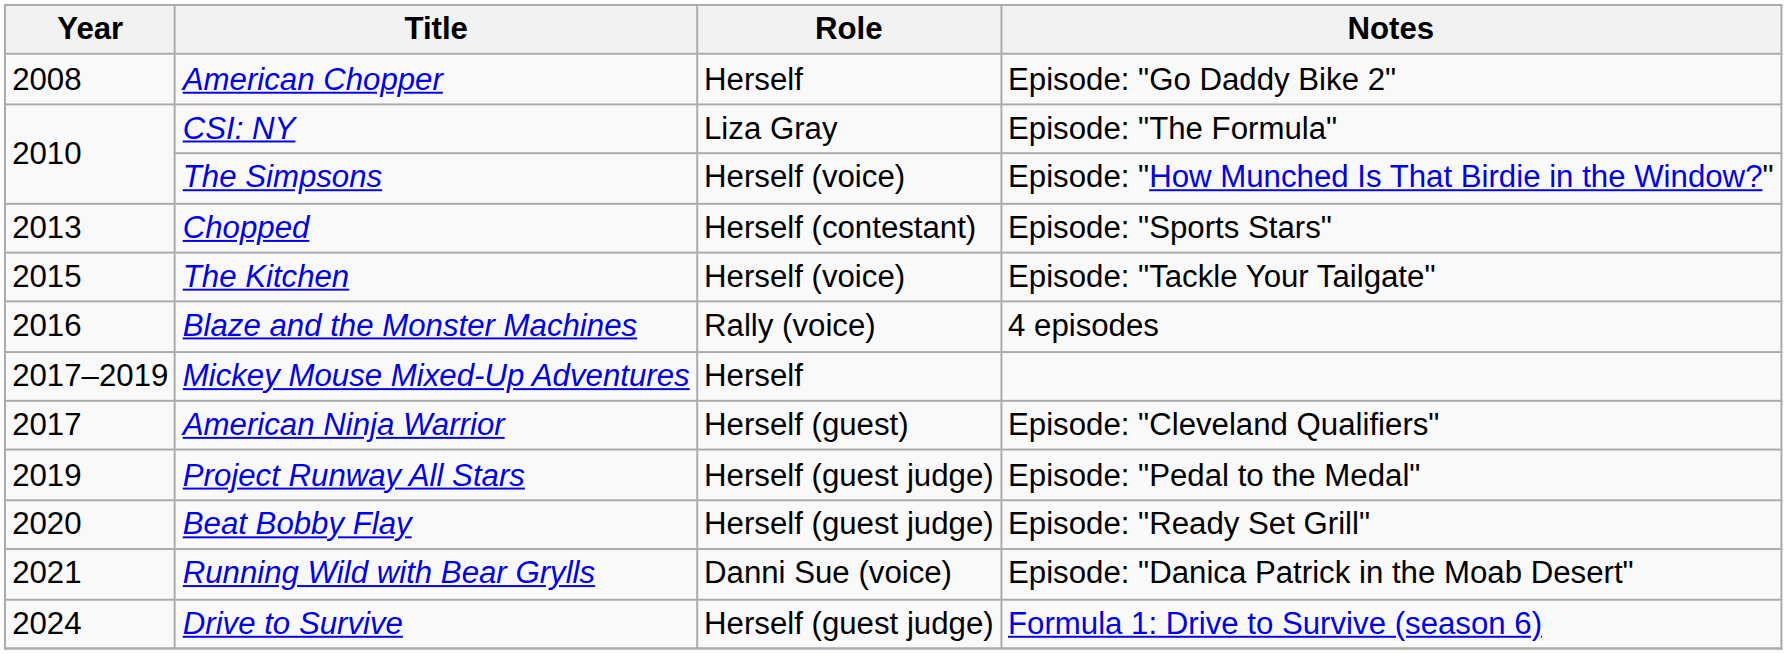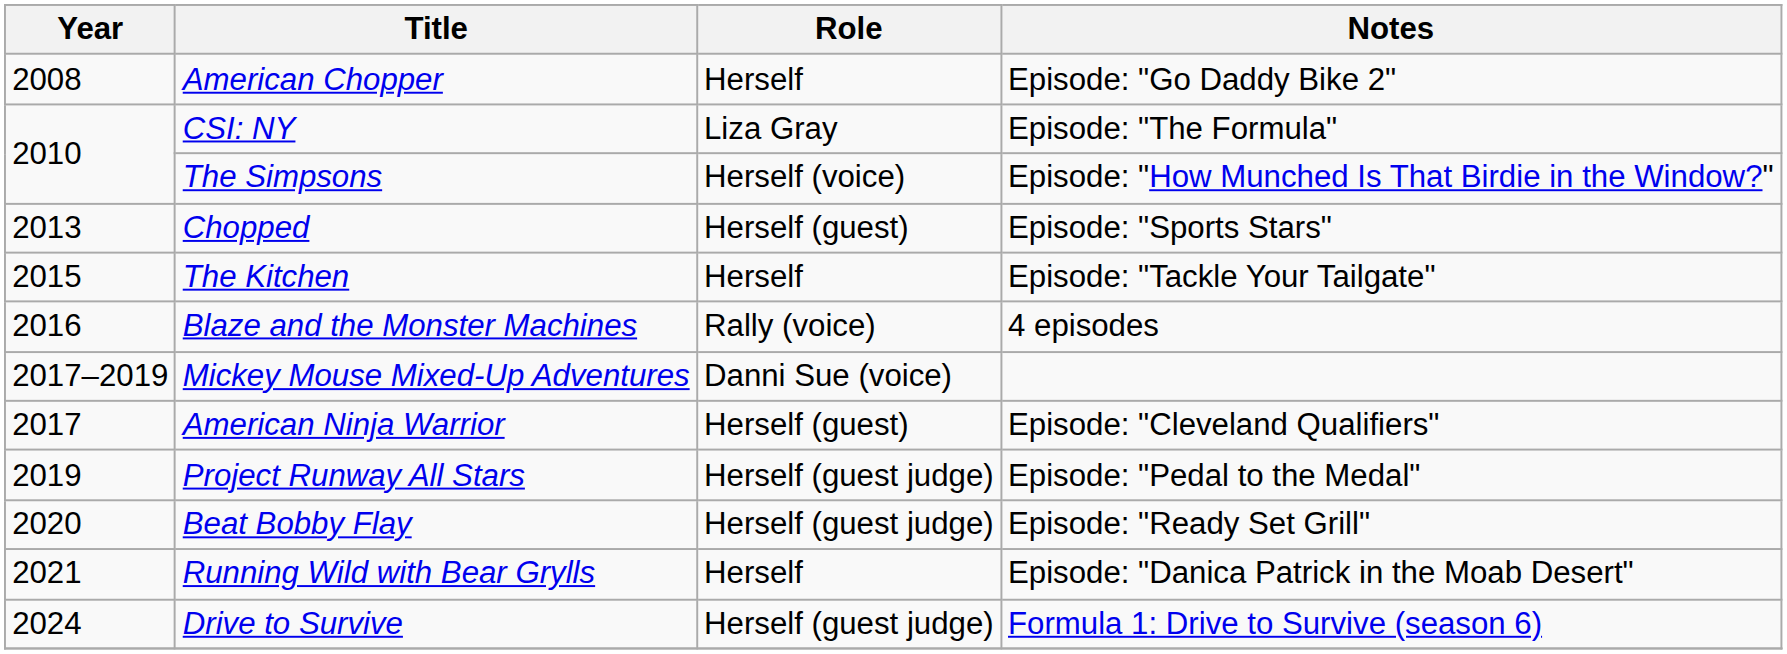(840, 227) Herself (contestant) -> (806, 227) Herself (guest)
(805, 276) Herself (voice) -> (753, 276) Herself
(753, 375) Herself -> (828, 375) Danni Sue (voice)
(828, 573) Danni Sue (voice) -> (753, 573) Herself
